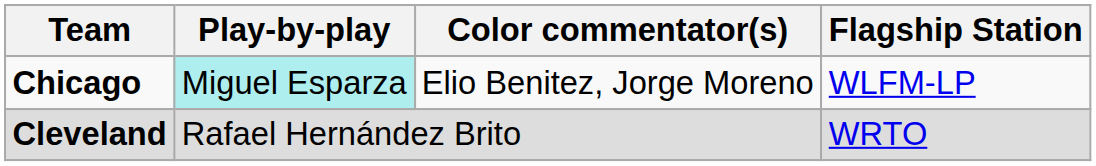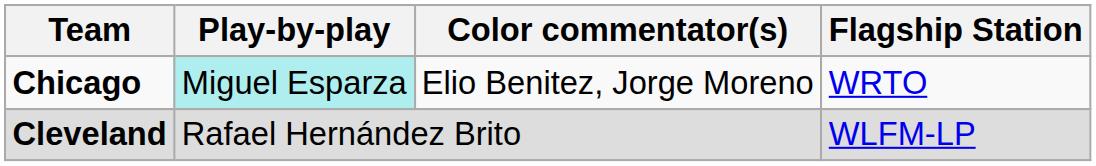(902, 82) WLFM-LP -> (878, 82) WRTO
(878, 133) WRTO -> (902, 133) WLFM-LP
